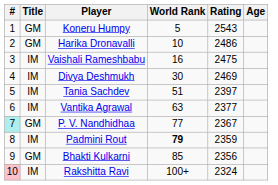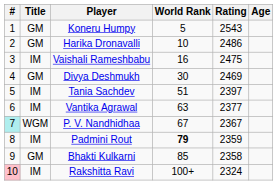(33, 76) IM -> (35, 76) GM
(33, 124) GM -> (35, 124) WGM
(178, 124) 77 -> (183, 124) 67
(226, 156) 2356 -> (231, 156) 2358
